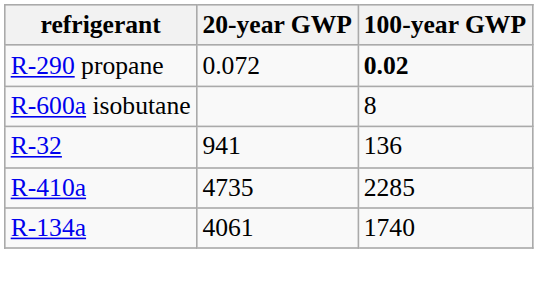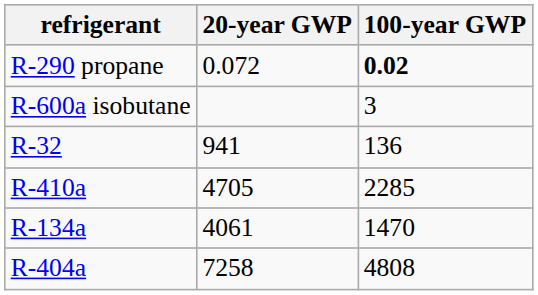(370, 106) 8 -> (370, 106) 3
(228, 187) 4735 -> (228, 187) 4705
(389, 227) 1740 -> (389, 227) 1470
+ row: (48, 268)
